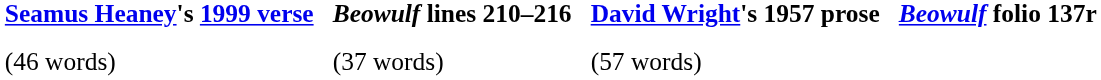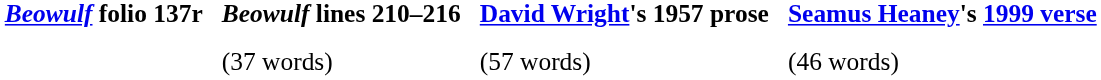columns swapped: (998, 14) <-> (159, 14)
